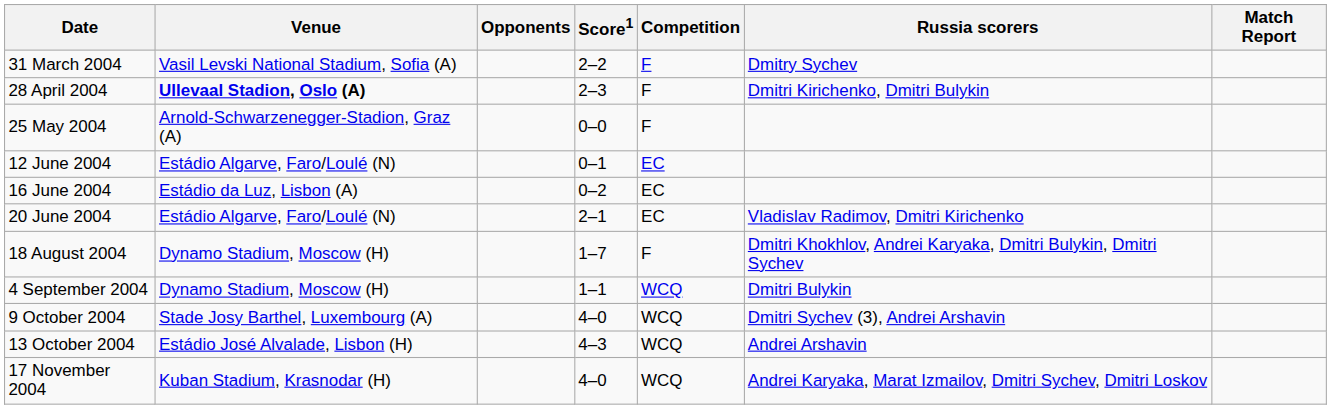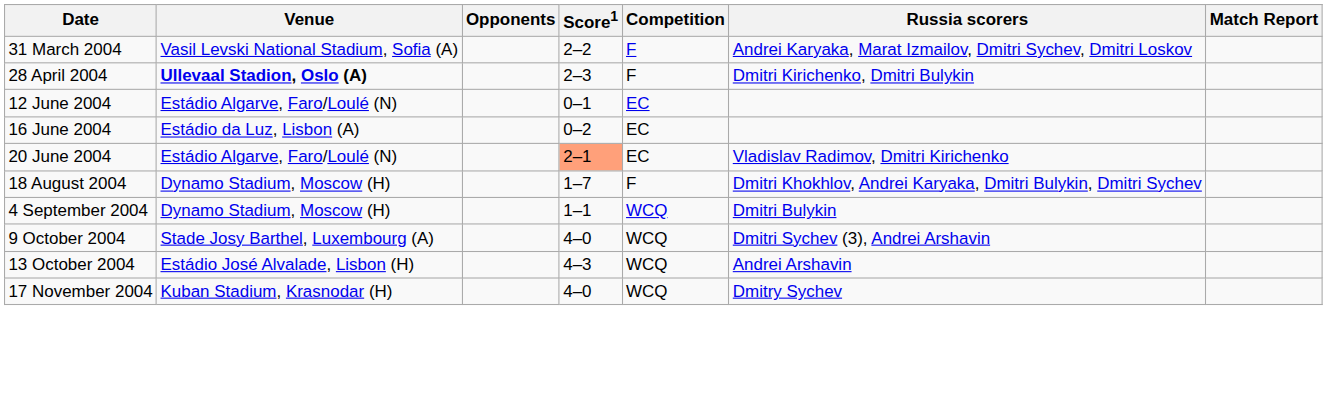(802, 63) Dmitry Sychev -> (962, 49) Andrei Karyaka, Marat Izmailov, Dmitri Sychev, Dmitri Loskov
- row: (57, 127)
(592, 217) no background -> (577, 157) lightsalmon background
(977, 380) Andrei Karyaka, Marat Izmailov, Dmitri Sychev, Dmitri Loskov -> (787, 291) Dmitry Sychev
